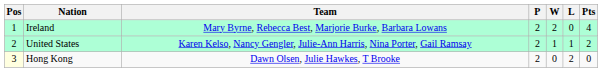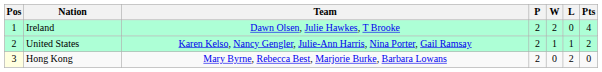(325, 28) Mary Byrne, Rebecca Best, Marjorie Burke, Barbara Lowans -> (325, 28) Dawn Olsen, Julie Hawkes, T Brooke
(325, 59) Dawn Olsen, Julie Hawkes, T Brooke -> (325, 59) Mary Byrne, Rebecca Best, Marjorie Burke, Barbara Lowans
